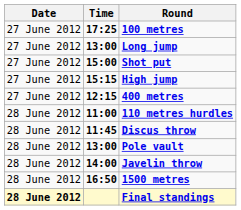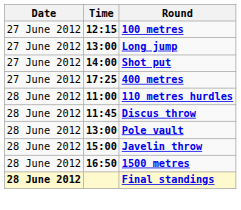(101, 30) 17:25 -> (101, 30) 12:15
(101, 63) 15:00 -> (101, 63) 14:00
- row: (150, 80)
(101, 96) 12:15 -> (101, 80) 17:25
(101, 163) 14:00 -> (101, 147) 15:00
